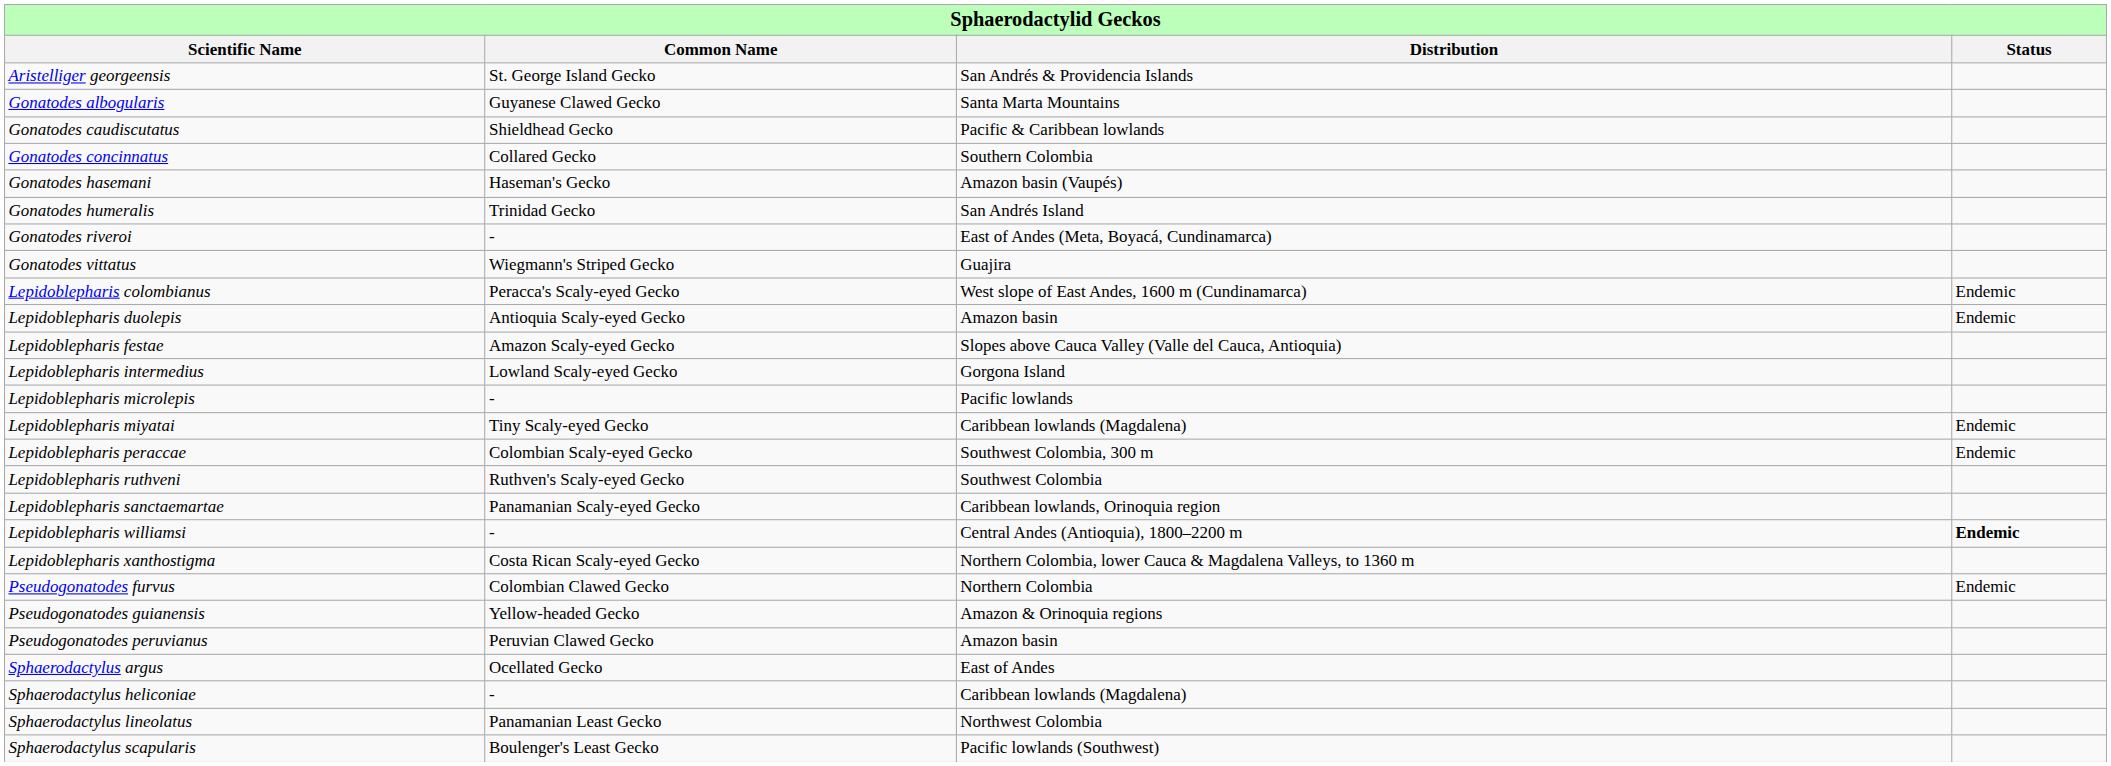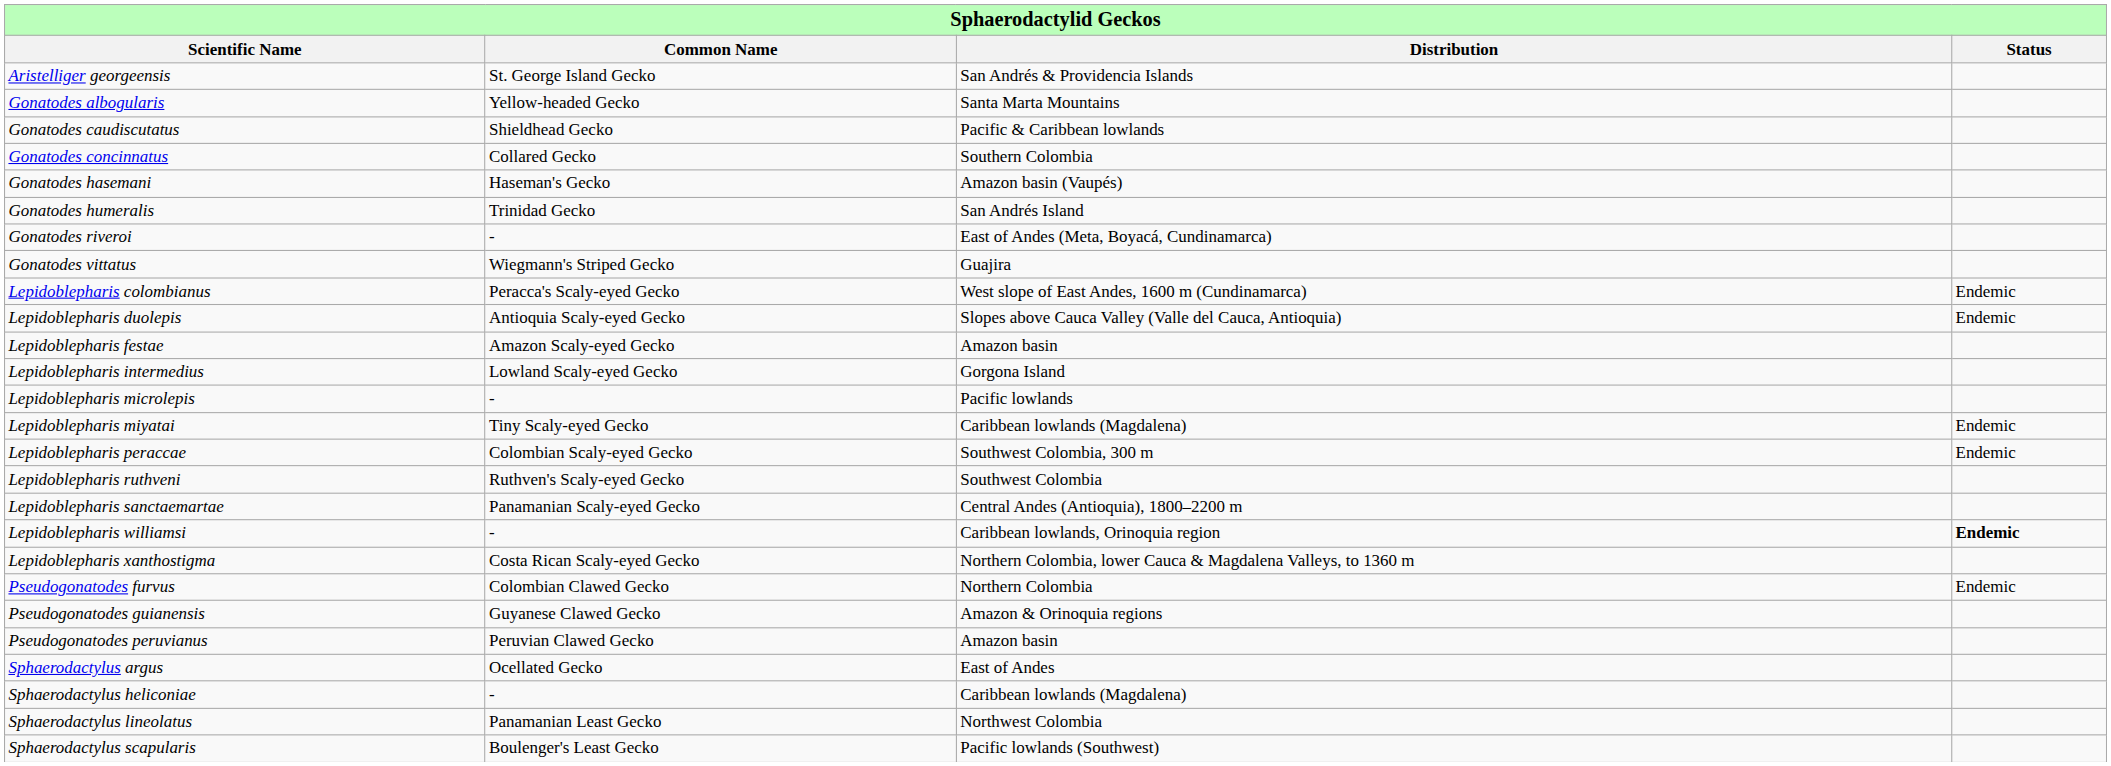(575, 102) Guyanese Clawed Gecko -> (564, 102) Yellow-headed Gecko
(1009, 318) Amazon basin -> (1151, 318) Slopes above Cauca Valley (Valle del Cauca, Antioquia)
(1151, 344) Slopes above Cauca Valley (Valle del Cauca, Antioquia) -> (1009, 344) Amazon basin
(1090, 506) Caribbean lowlands, Orinoquia region -> (1101, 506) Central Andes (Antioquia), 1800–2200 m
(1101, 533) Central Andes (Antioquia), 1800–2200 m -> (1090, 533) Caribbean lowlands, Orinoquia region
(564, 613) Yellow-headed Gecko -> (575, 613) Guyanese Clawed Gecko
